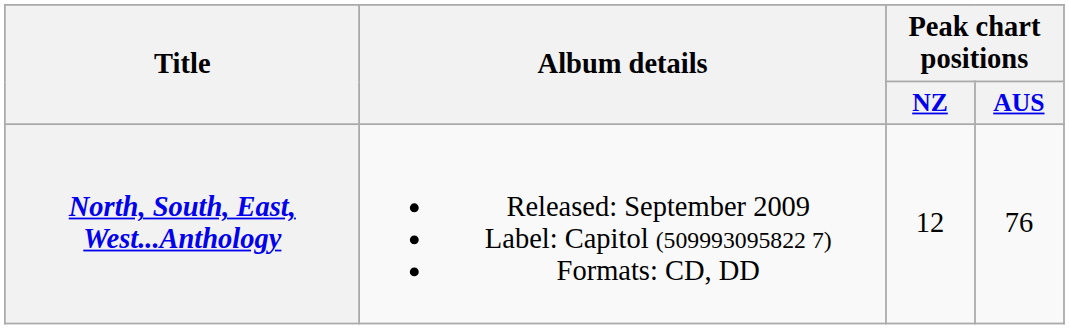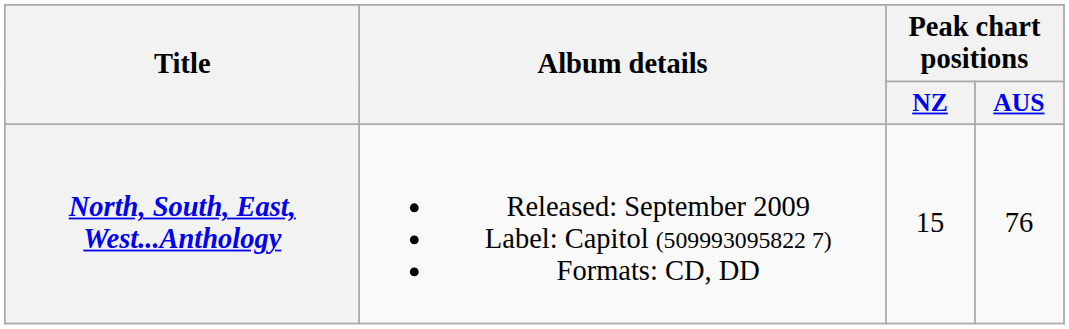(930, 223) 12 -> (930, 223) 15
